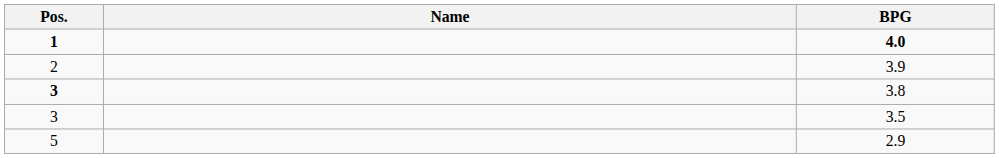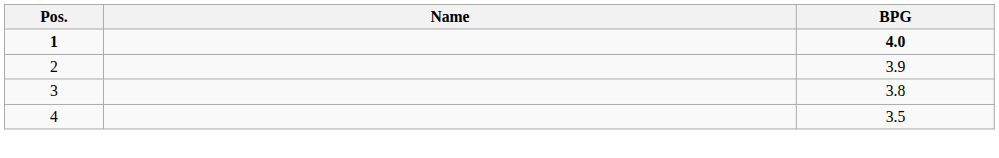(54, 91) bold -> (54, 91) normal
(54, 116) 3 -> (54, 116) 4
- row: (895, 141)
